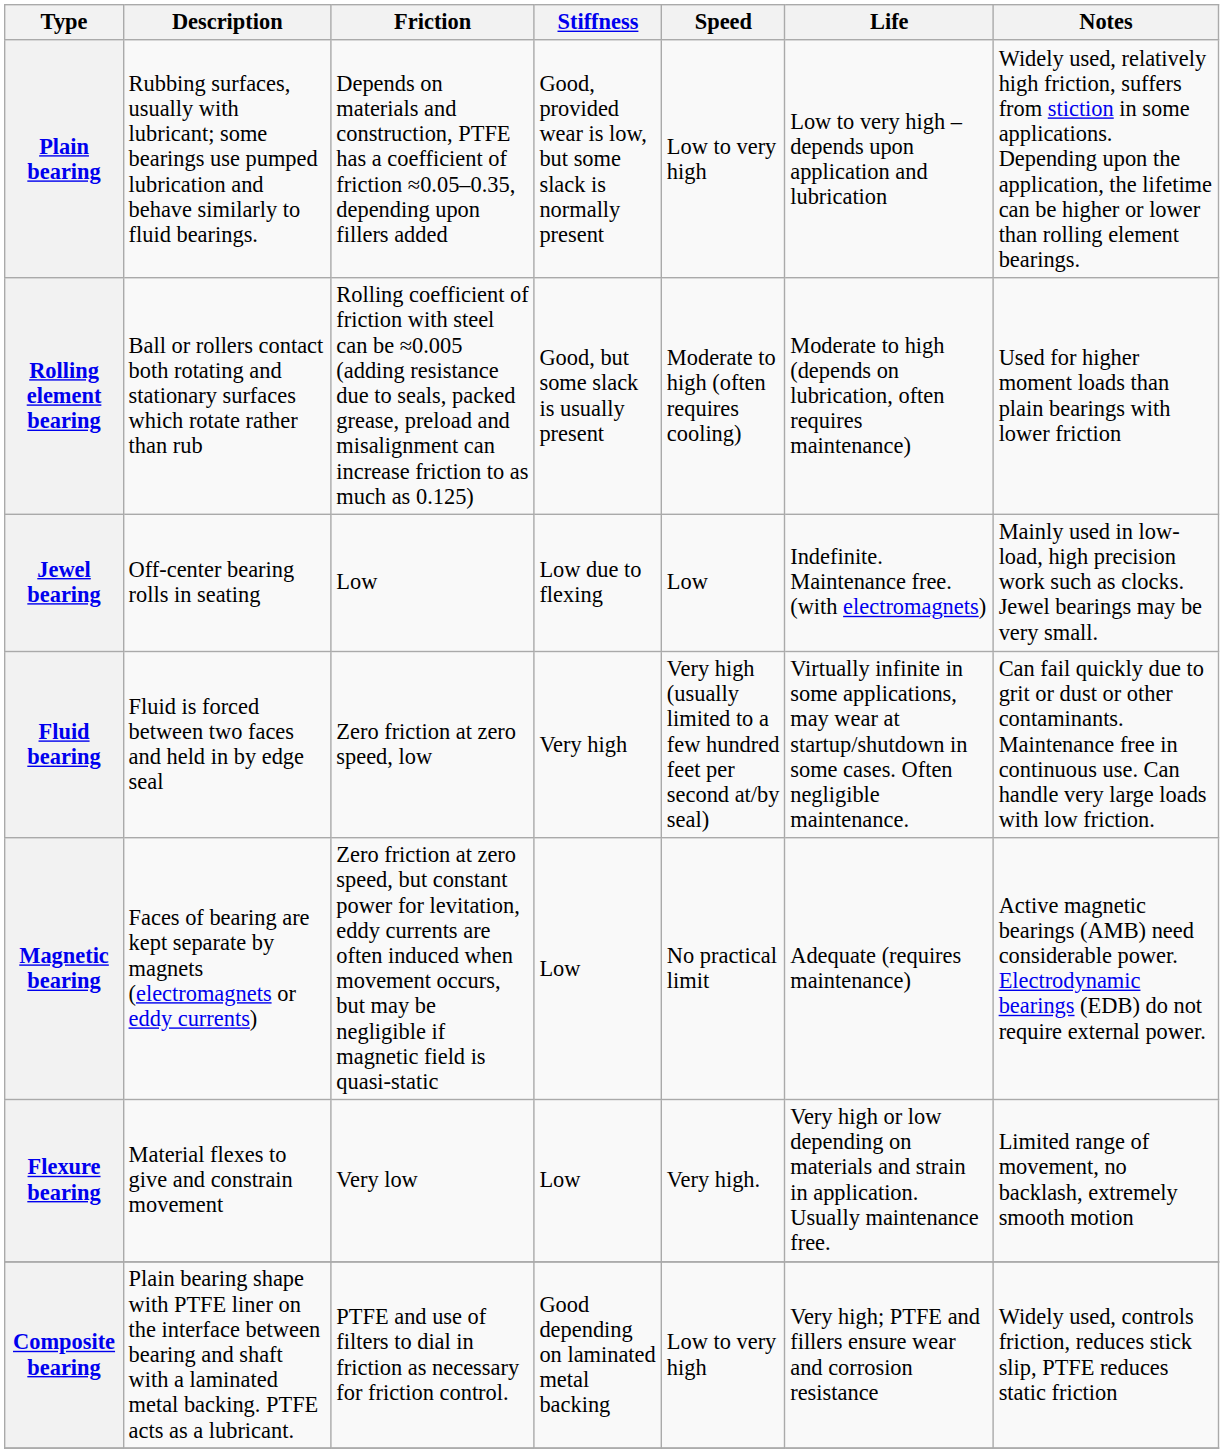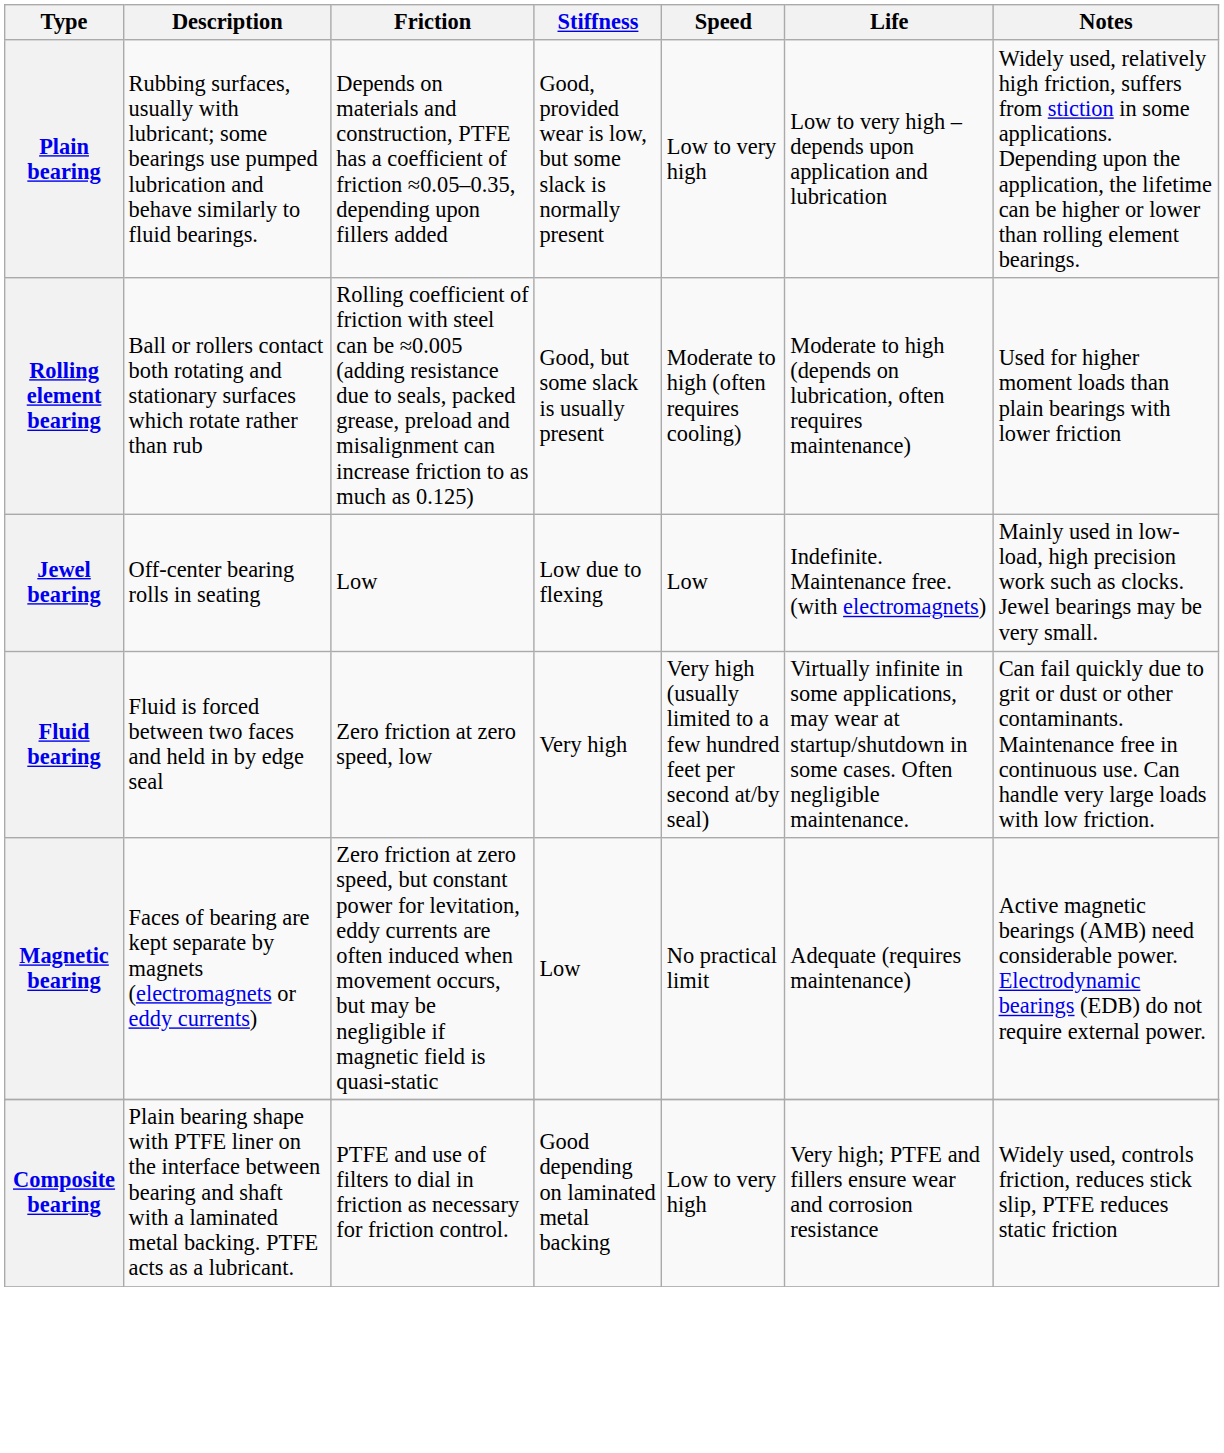- row: (64, 1180)
